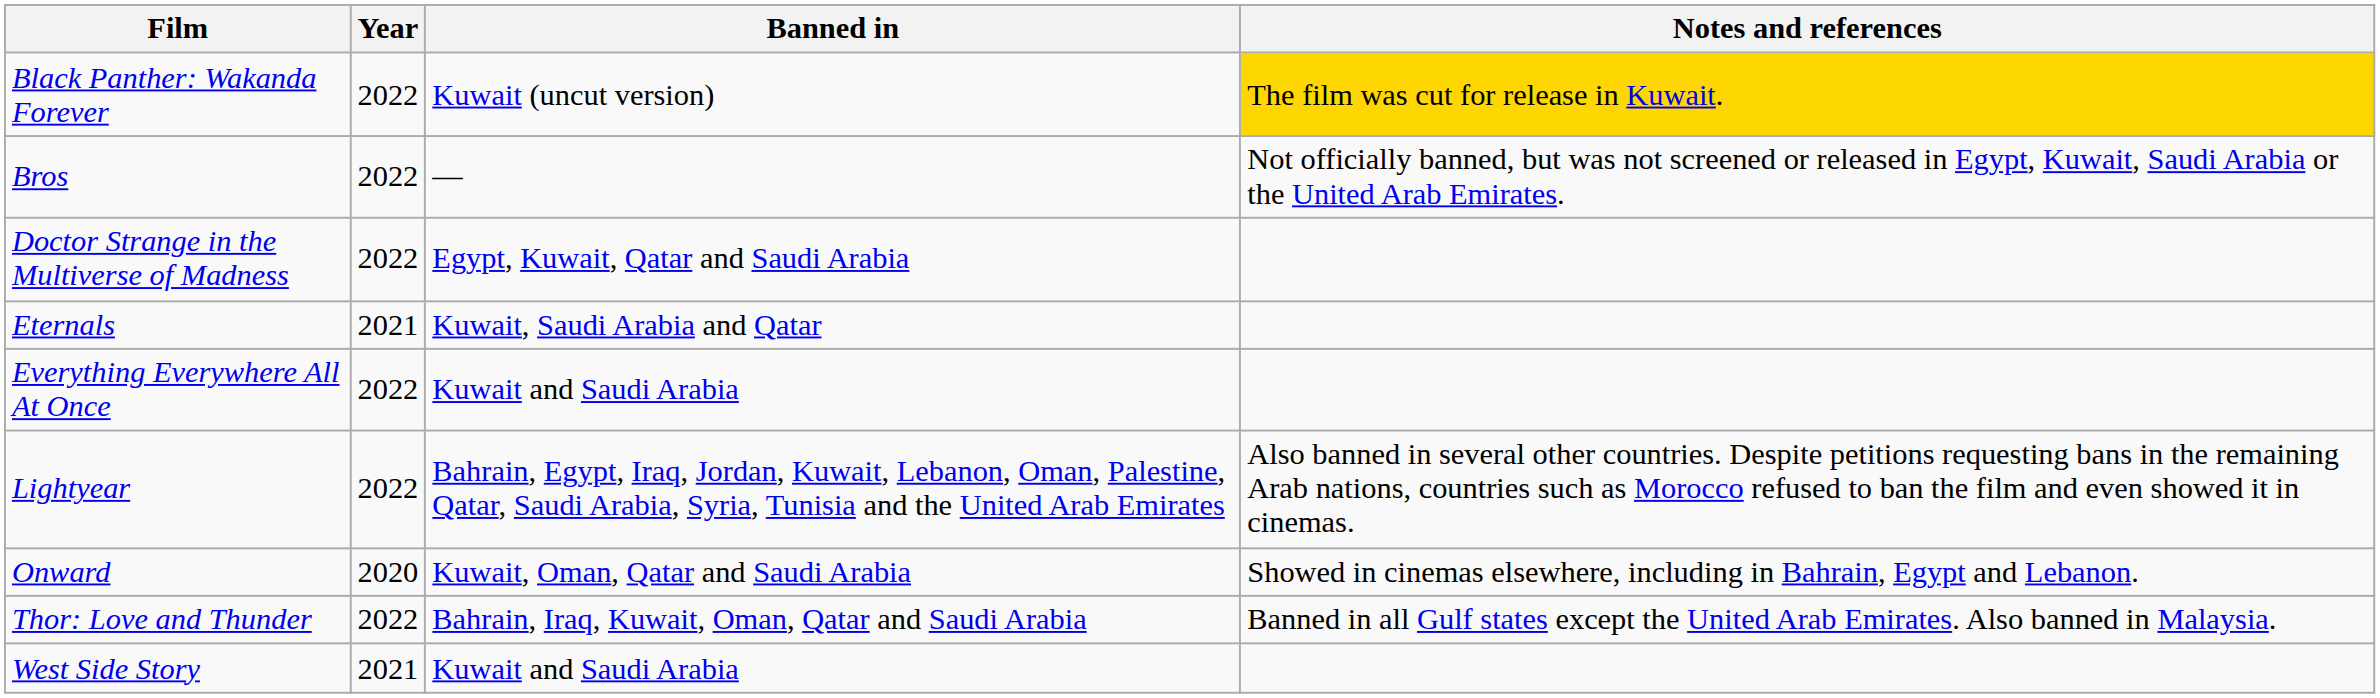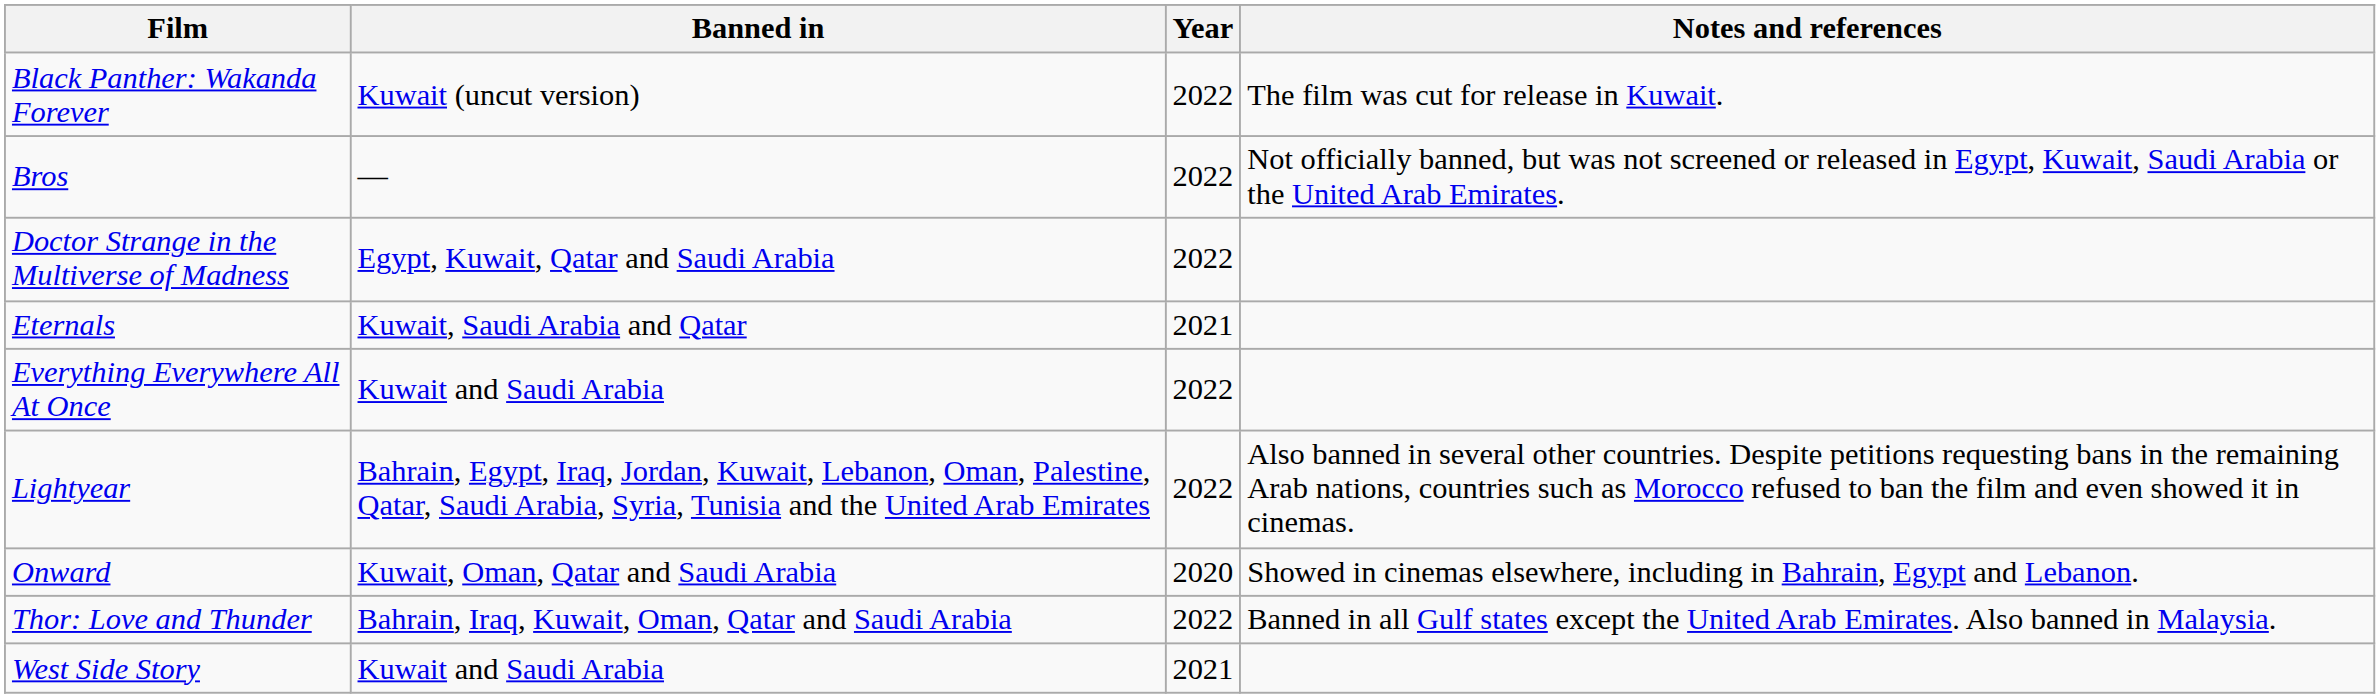columns swapped: (388, 28) <-> (833, 28)
(1485, 93) gold background -> (1485, 93) no background
